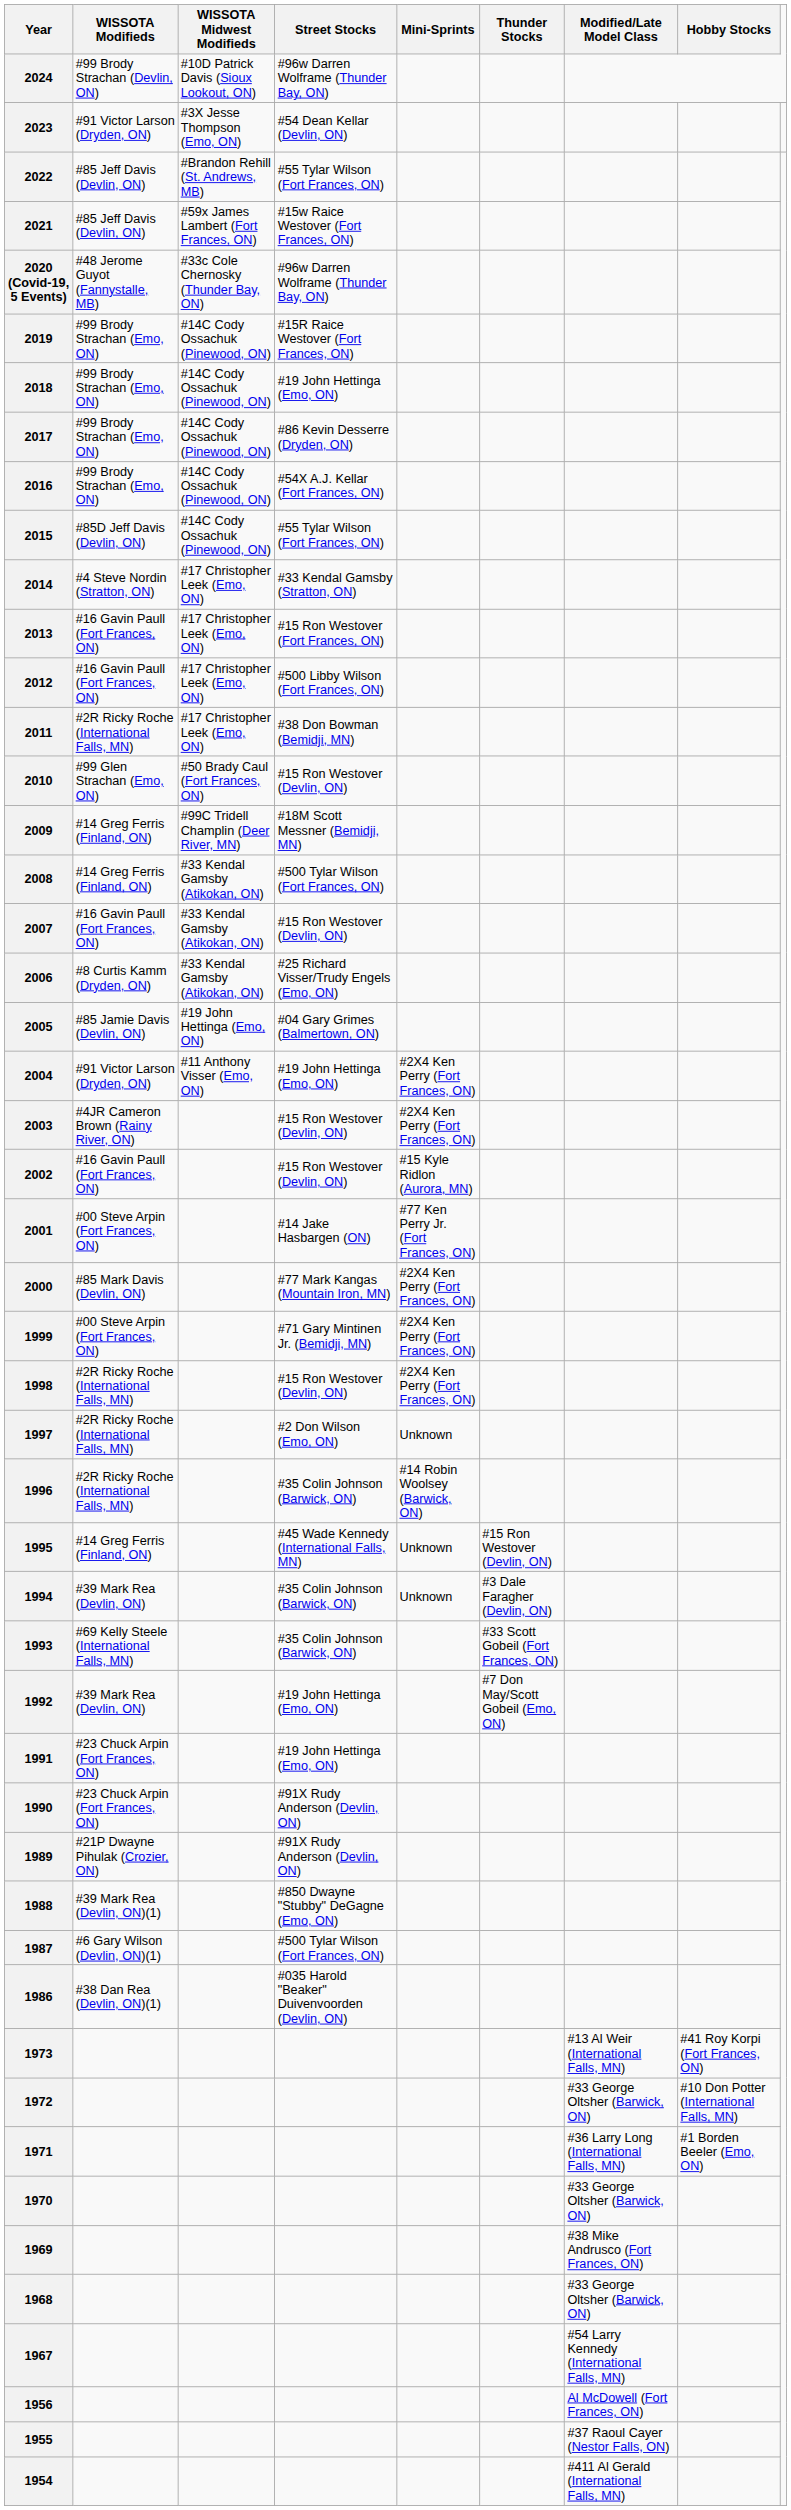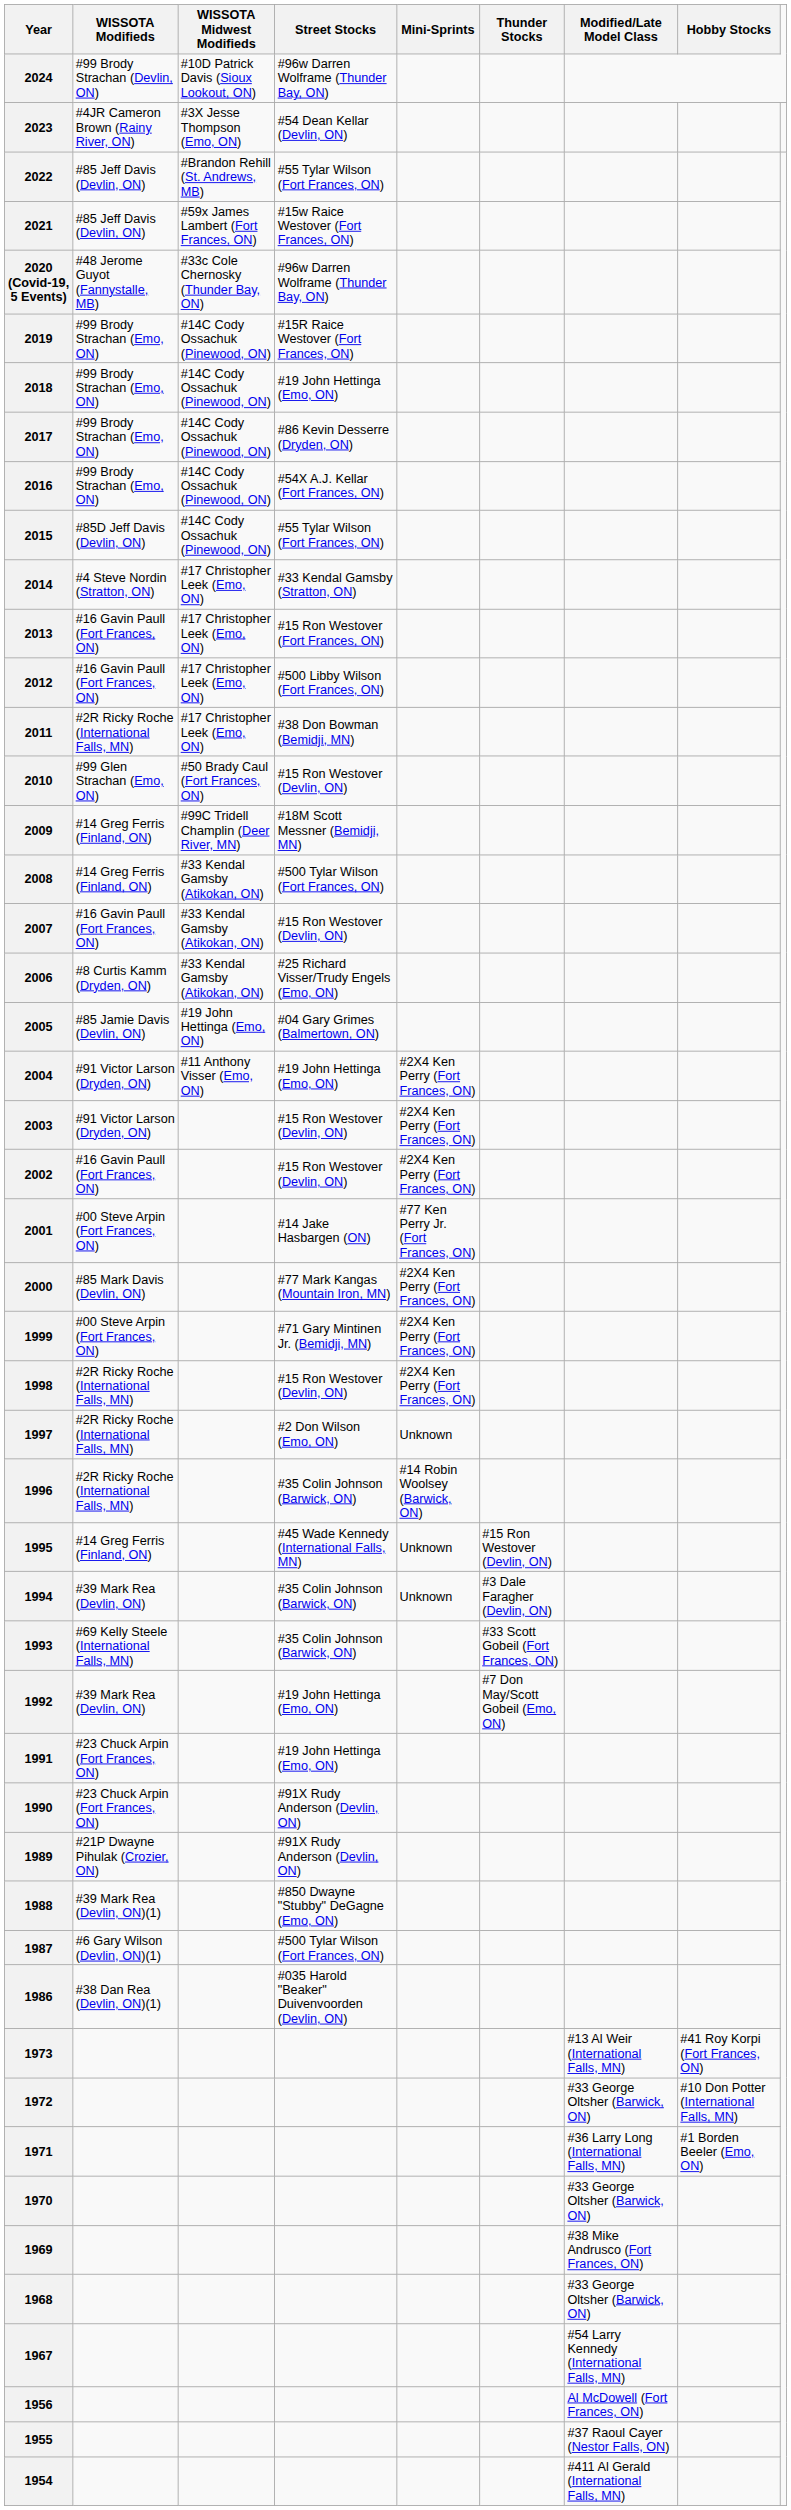(125, 127) #91 Victor Larson (Dryden, ON) -> (118, 127) #4JR Cameron Brown (Rainy River, ON)
(118, 1125) #4JR Cameron Brown (Rainy River, ON) -> (125, 1125) #91 Victor Larson (Dryden, ON)
(436, 1174) #15 Kyle Ridlon (Aurora, MN) -> (438, 1174) #2X4 Ken Perry (Fort Frances, ON)
